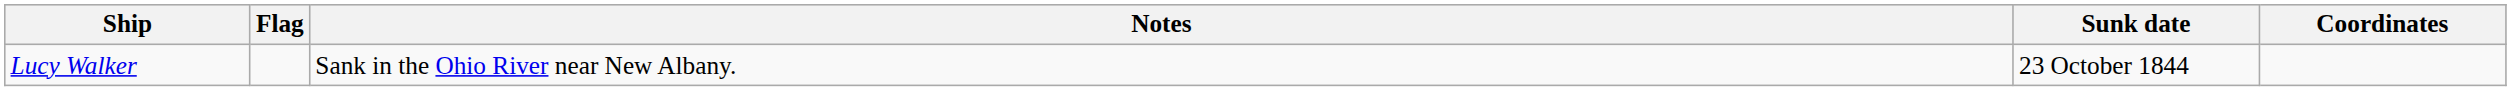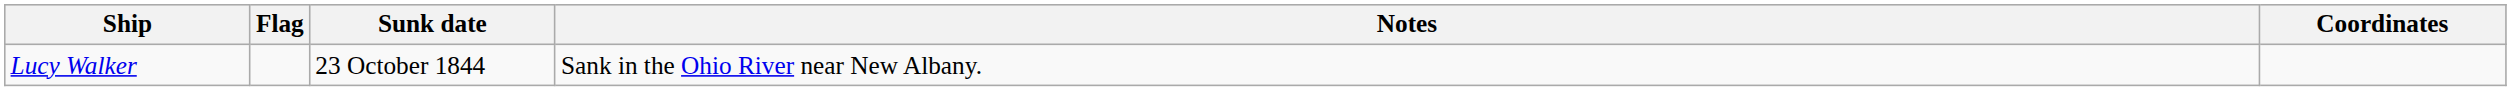columns swapped: (2136, 24) <-> (1161, 24)
